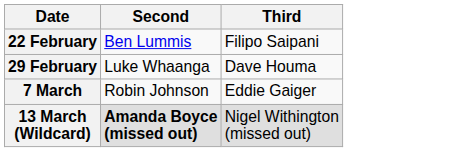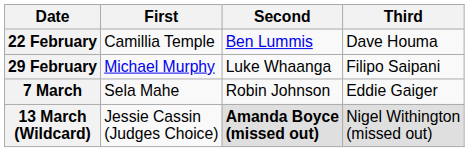+ column: (161, 16)
(272, 41) Filipo Saipani -> (392, 41) Dave Houma
(270, 66) Dave Houma -> (393, 66) Filipo Saipani
